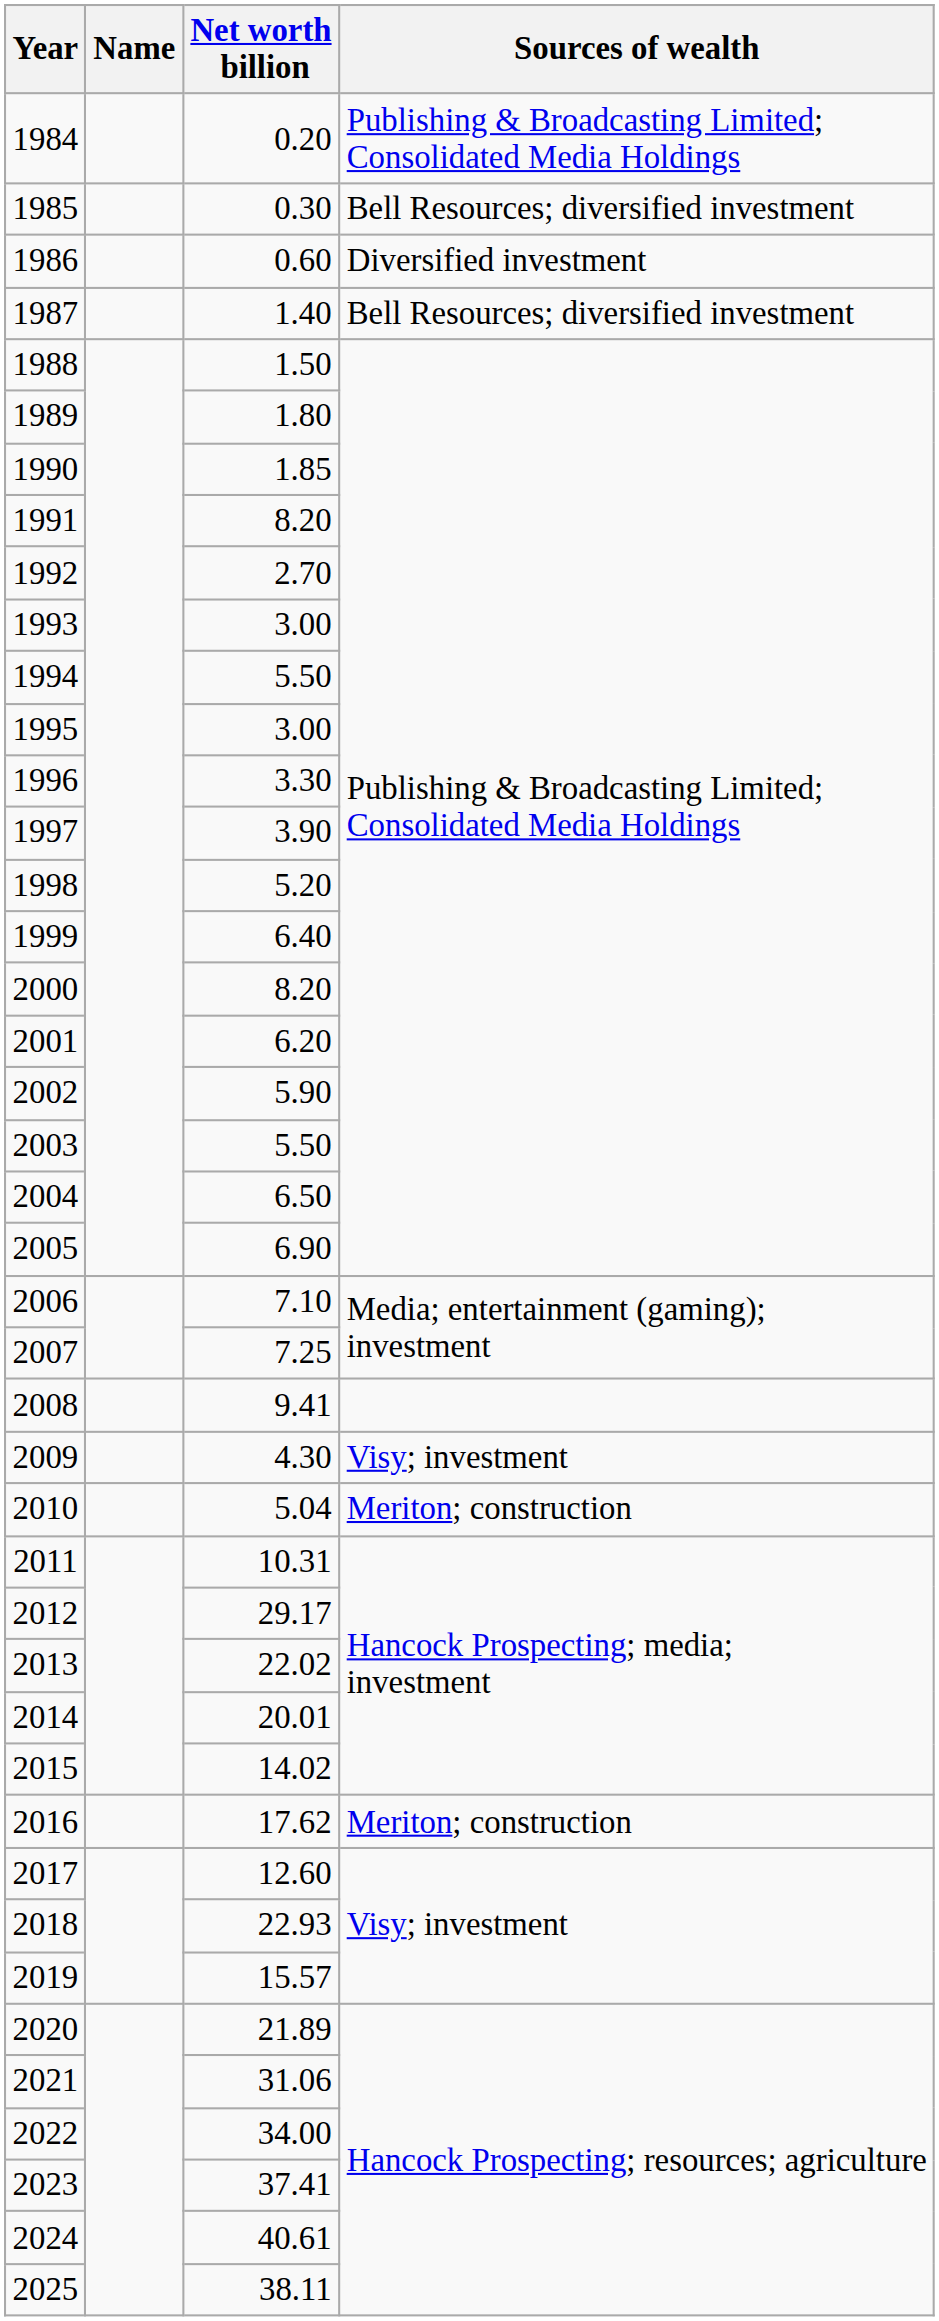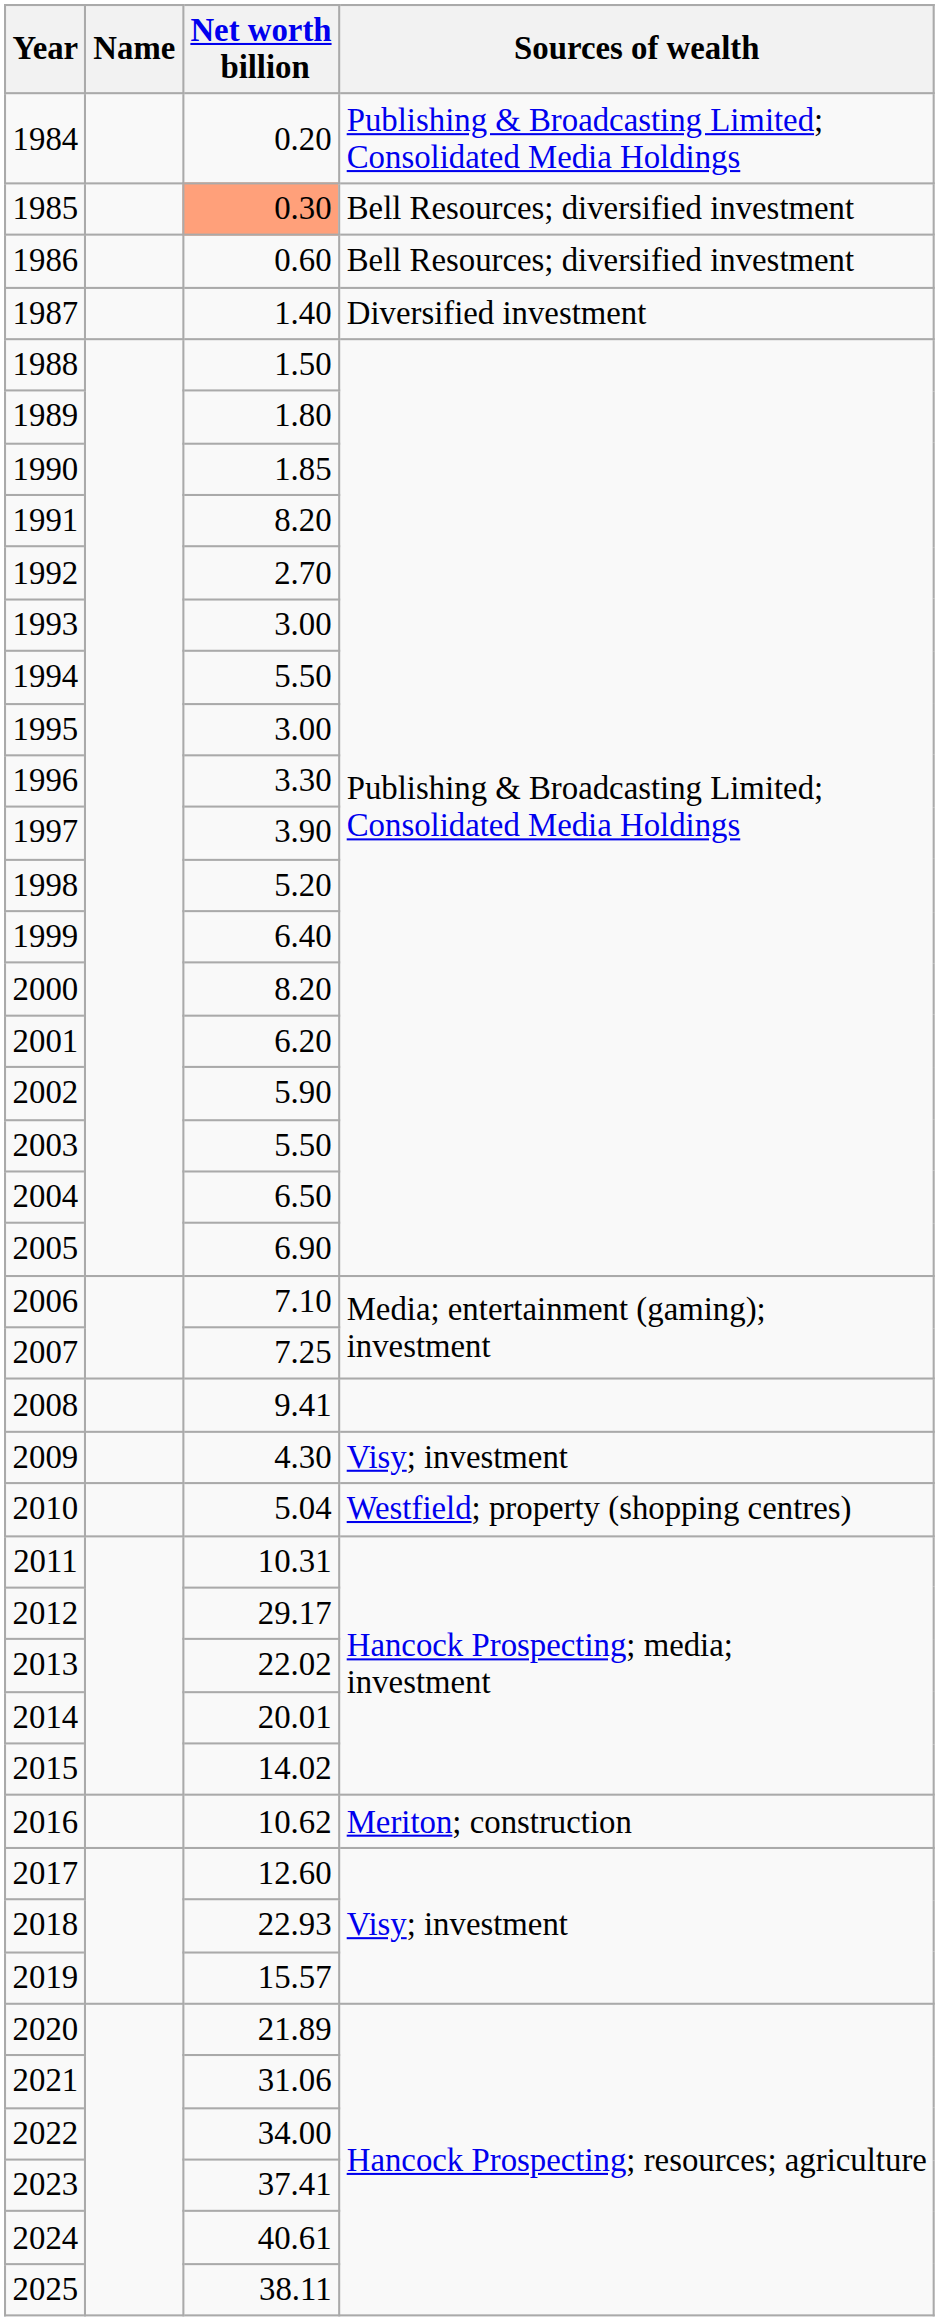(303, 208) no background -> (303, 208) lightsalmon background
(497, 260) Diversified investment -> (600, 260) Bell Resources; diversified investment
(600, 312) Bell Resources; diversified investment -> (497, 312) Diversified investment
(489, 1508) Meriton; construction -> (599, 1508) Westfield; property (shopping centres)
(295, 1820) 17.62 -> (295, 1820) 10.62
